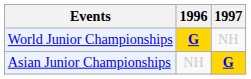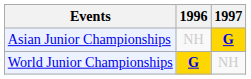rows swapped: (90, 39) <-> (89, 63)
